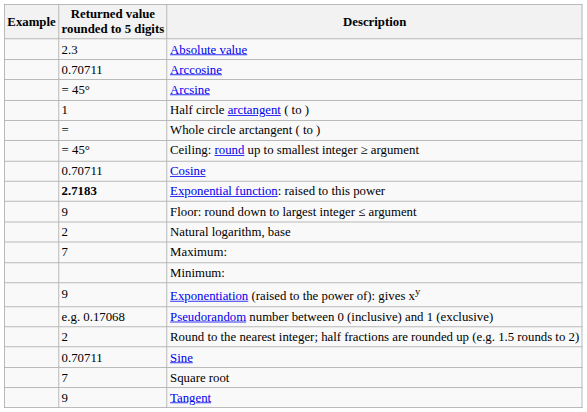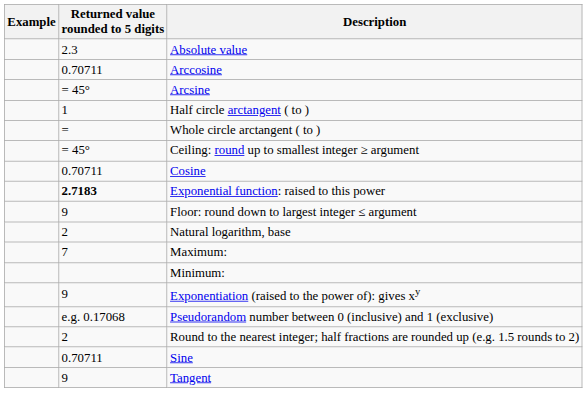- row: (200, 377)
